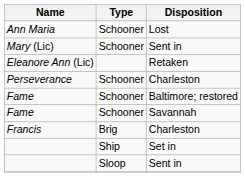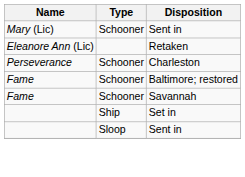- row: (31, 29)
- row: (24, 130)
